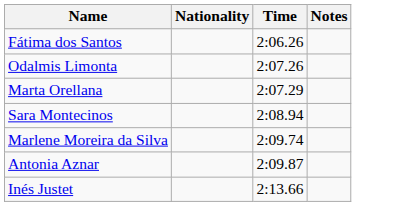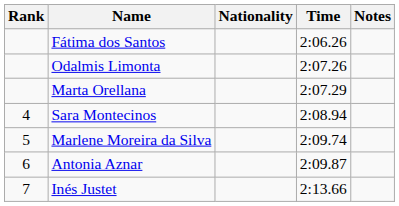+ column: (26, 16)
